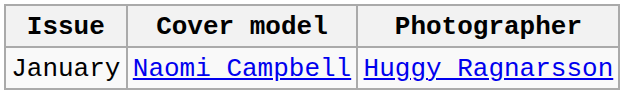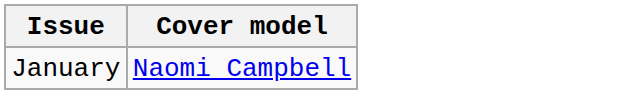- column: (488, 26)
